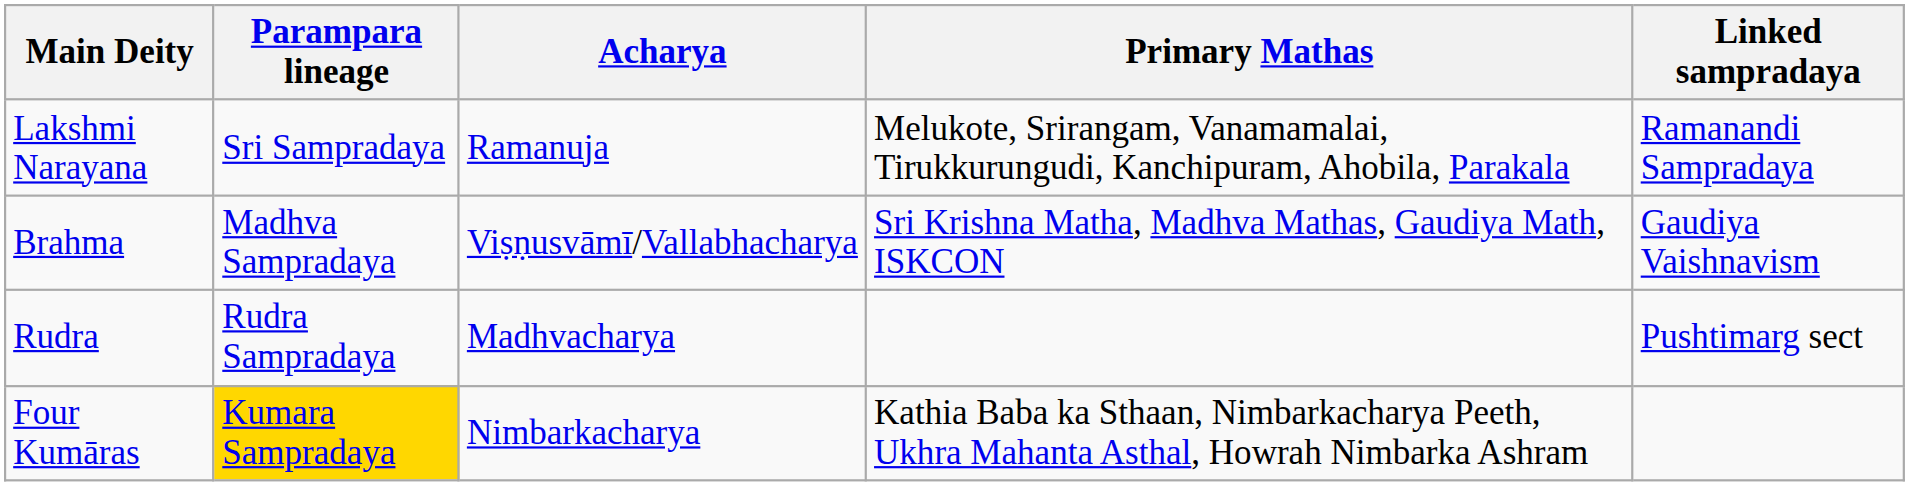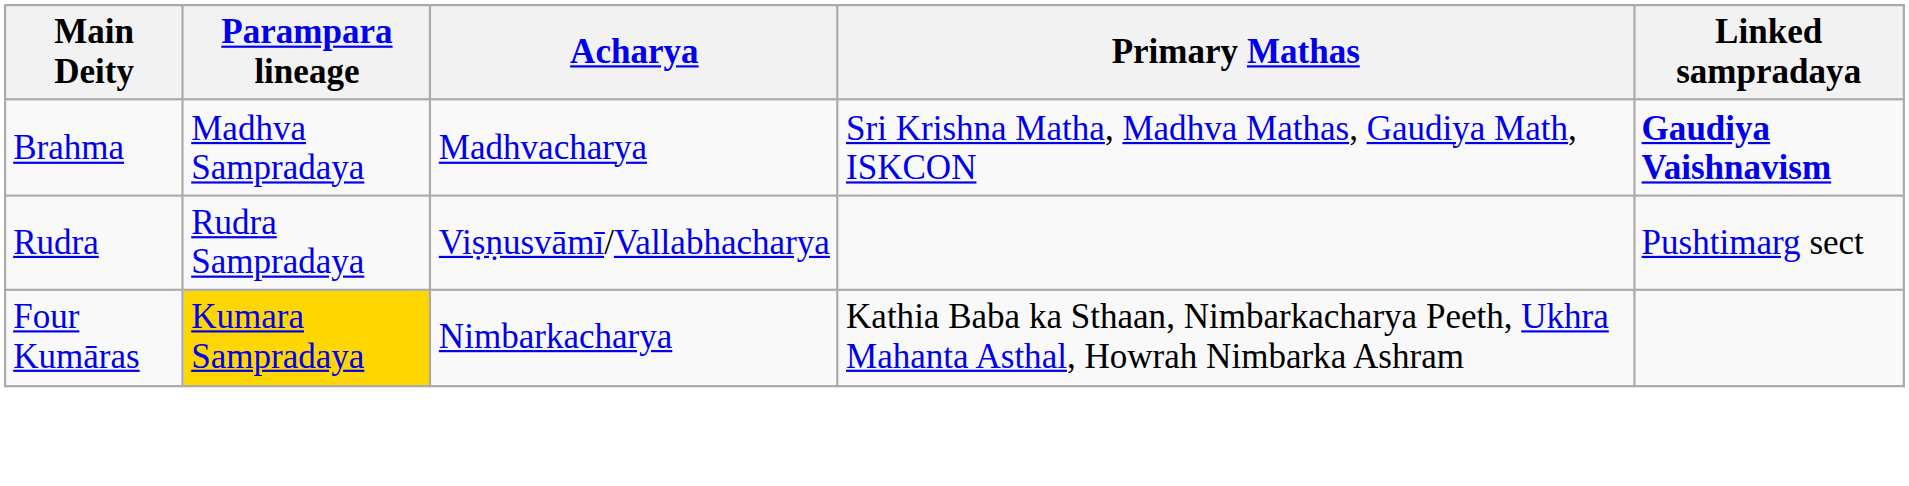- row: (80, 146)
(662, 241) Viṣṇusvāmī/Vallabhacharya -> (543, 146) Madhvacharya
(1730, 241) normal -> (1736, 146) bold
(571, 336) Madhvacharya -> (634, 241) Viṣṇusvāmī/Vallabhacharya
